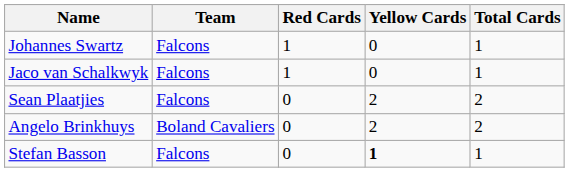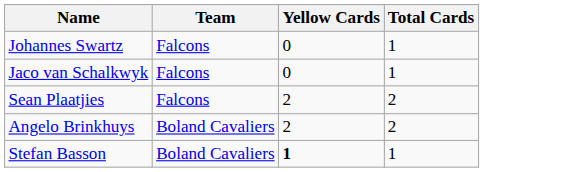- column: (322, 18)
(183, 153) Falcons -> (215, 153) Boland Cavaliers
